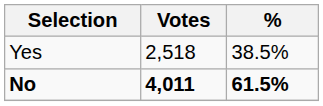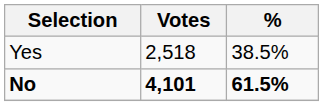(170, 84) 4,011 -> (171, 84) 4,101
